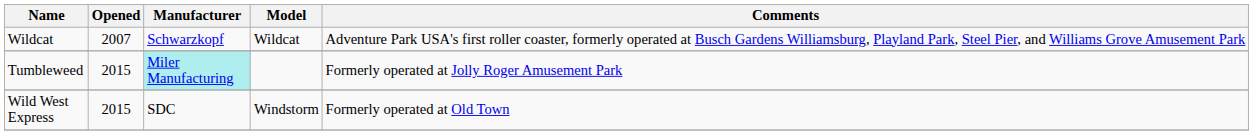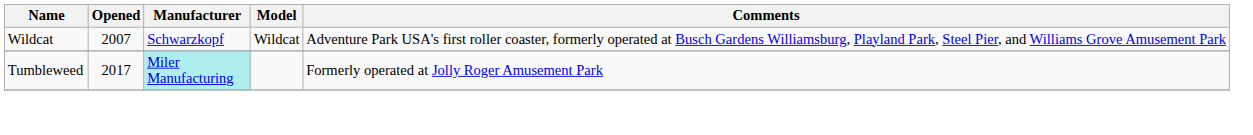(116, 70) 2015 -> (116, 70) 2017
- row: (38, 109)
